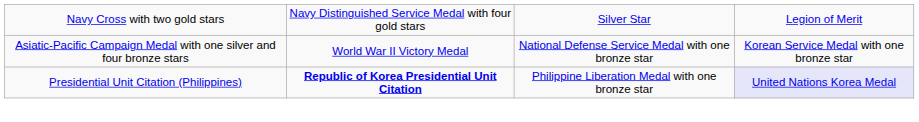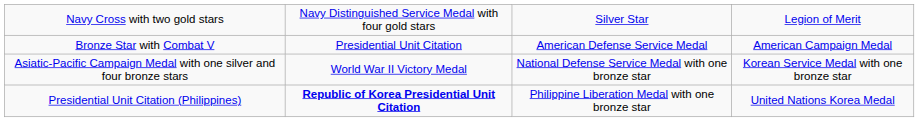+ row: (145, 44)
(824, 82) lavender background -> (823, 100) no background
